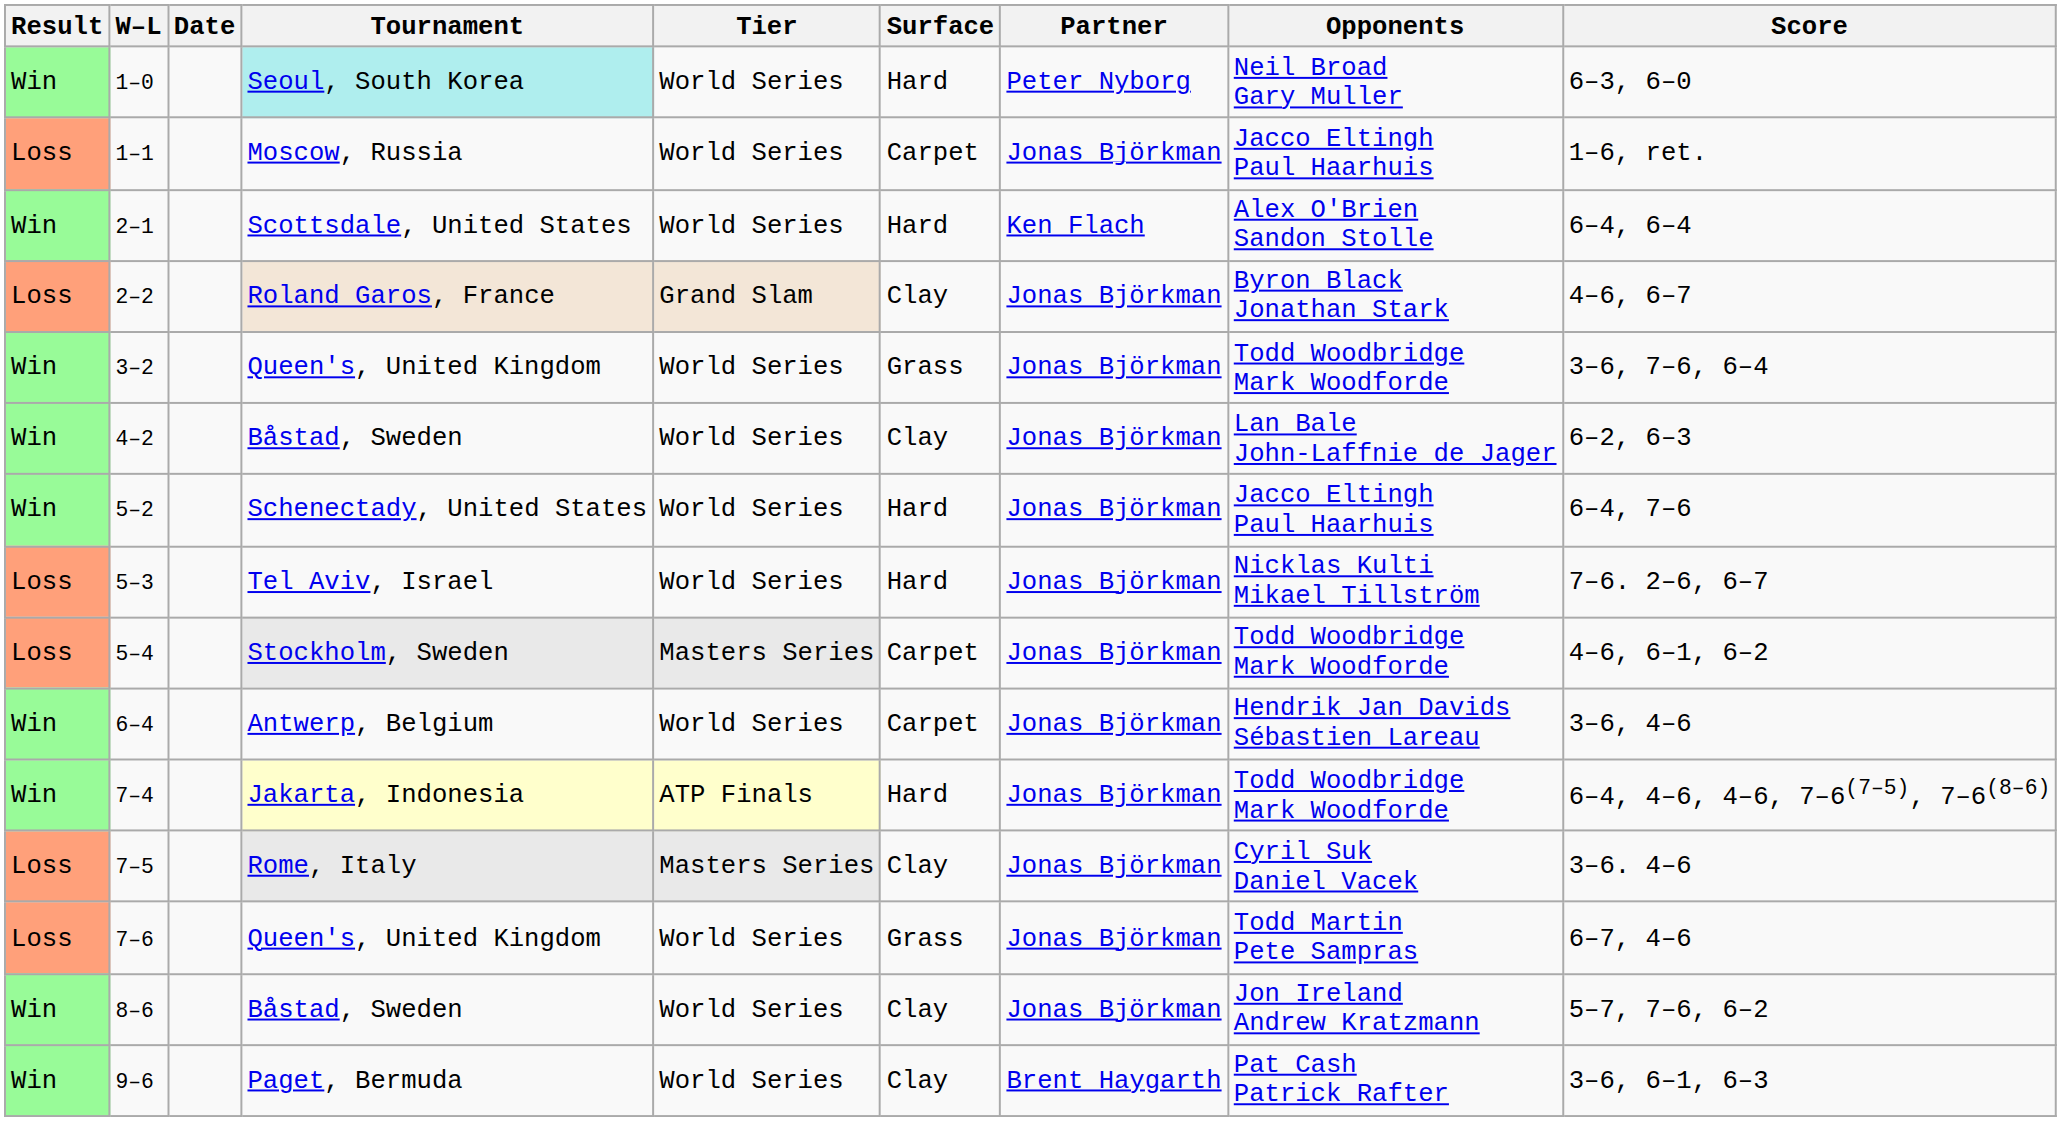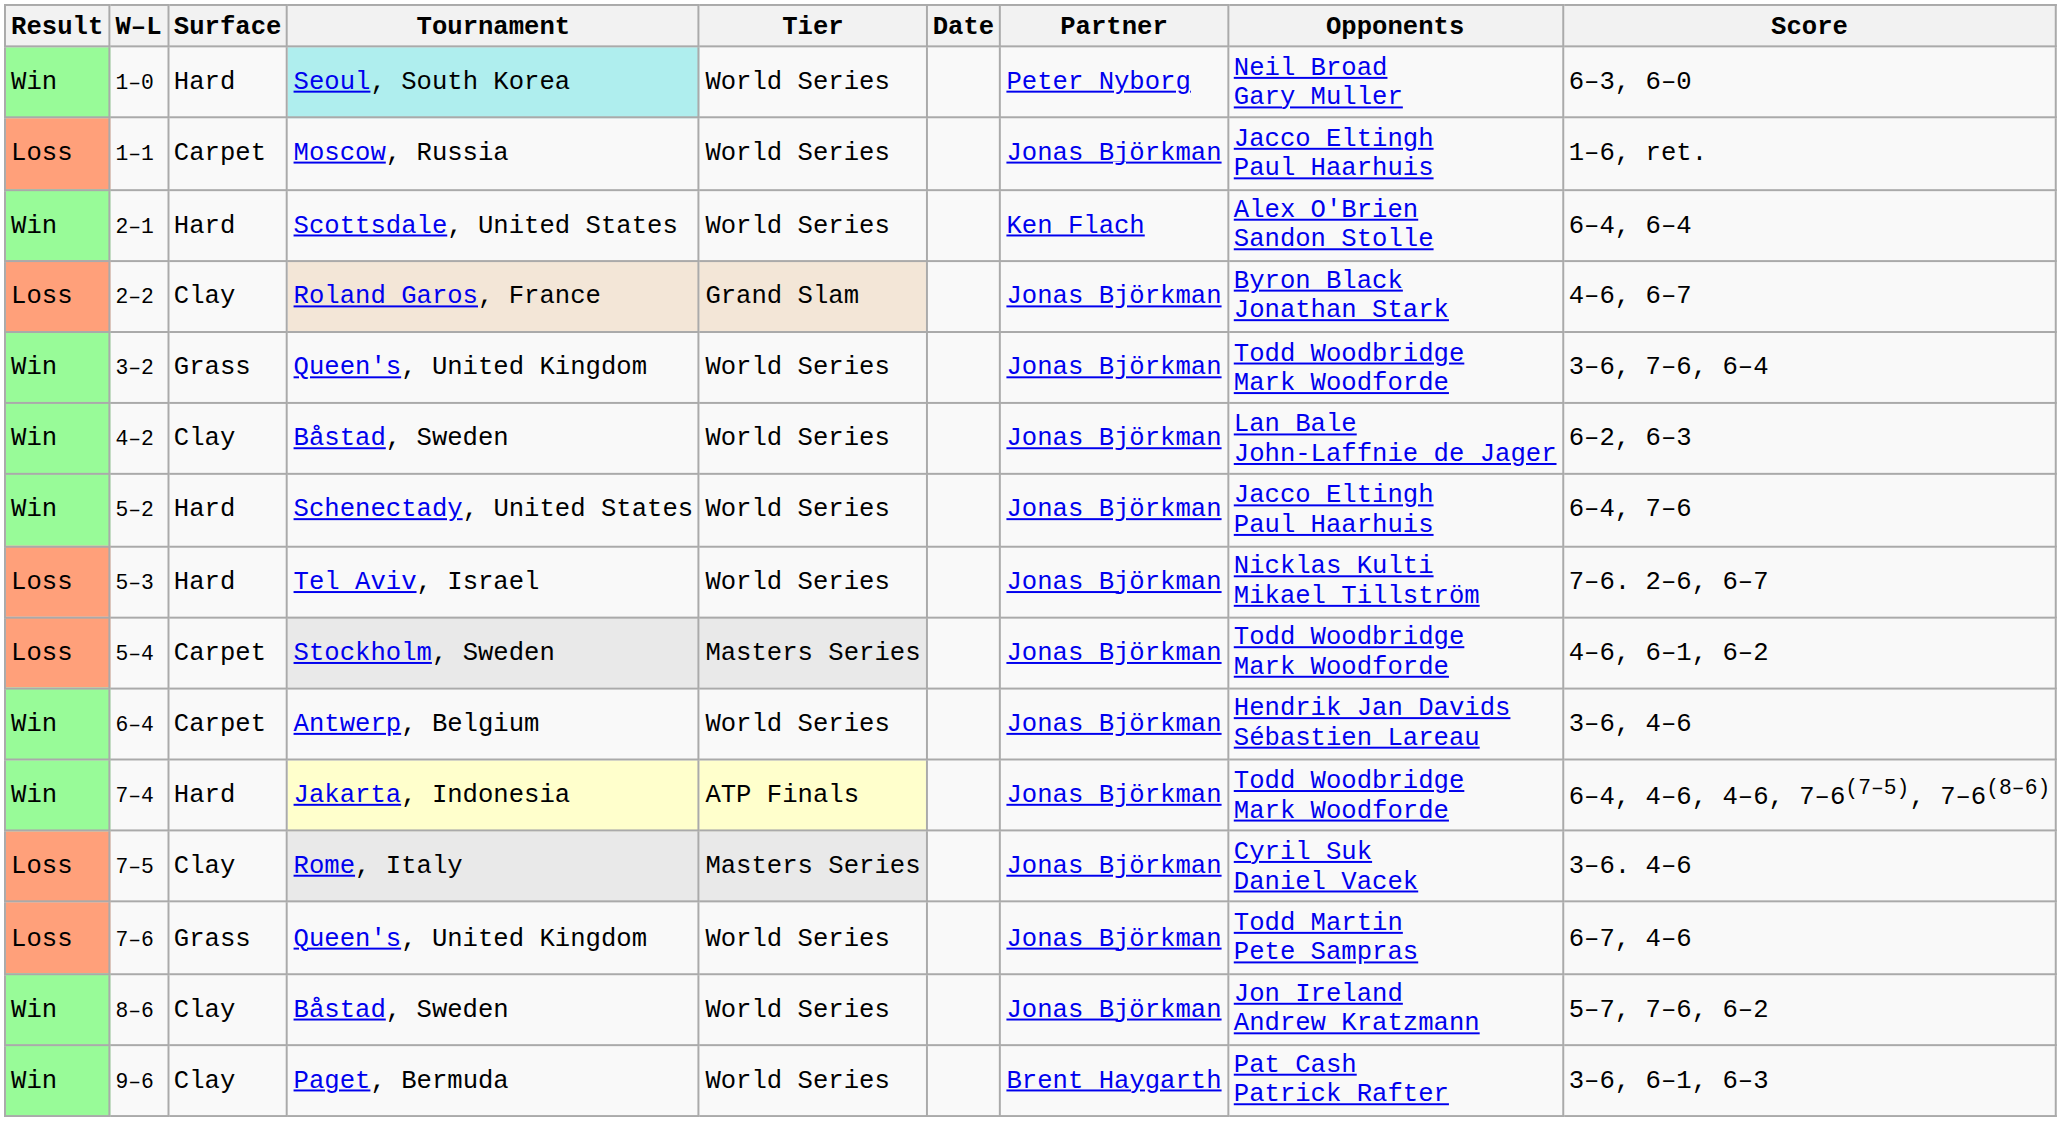columns swapped: (205, 26) <-> (940, 26)
